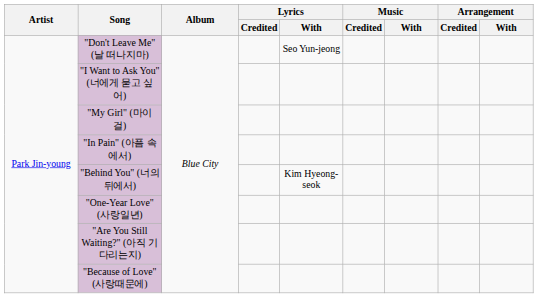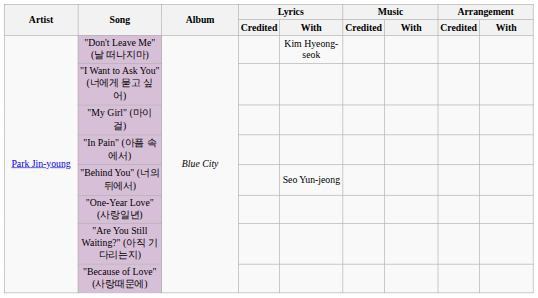(311, 49) Seo Yun-jeong -> (311, 49) Kim Hyeong-seok
(311, 180) Kim Hyeong-seok -> (311, 180) Seo Yun-jeong
